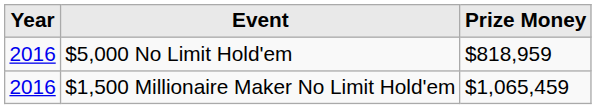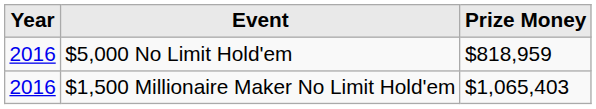(517, 86) $1,065,459 -> (517, 86) $1,065,403
